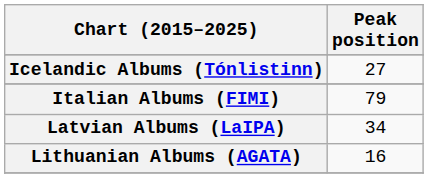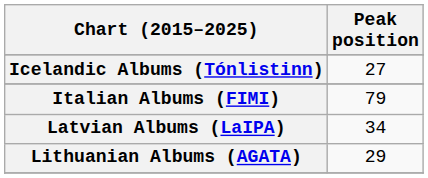(375, 158) 16 -> (375, 158) 29
